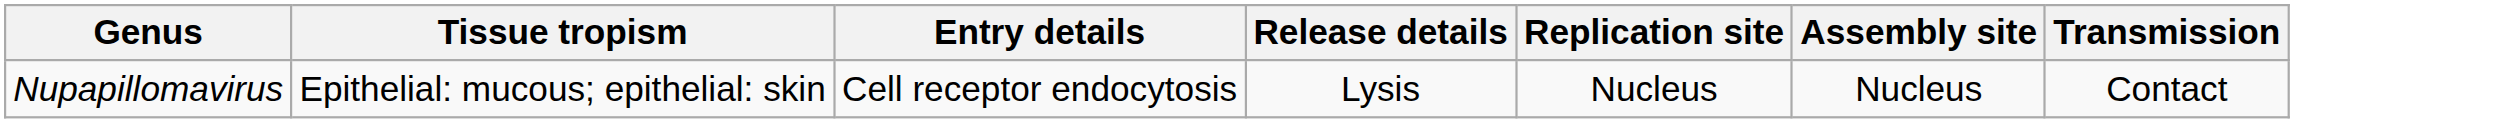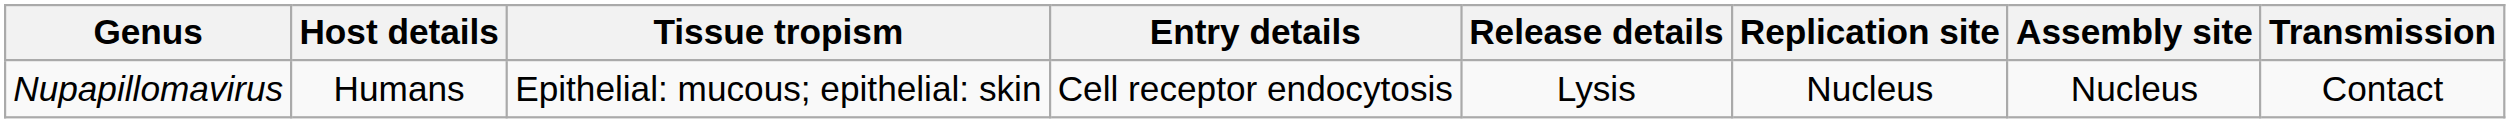+ column: (399, 32)
